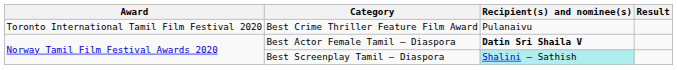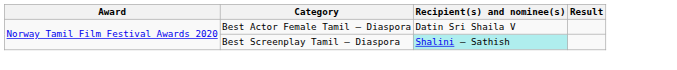- row: (372, 27)
(532, 42) bold -> (465, 27) normal
